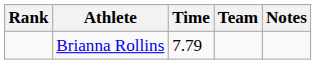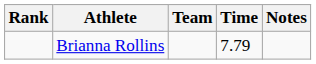columns swapped: (238, 18) <-> (191, 18)
